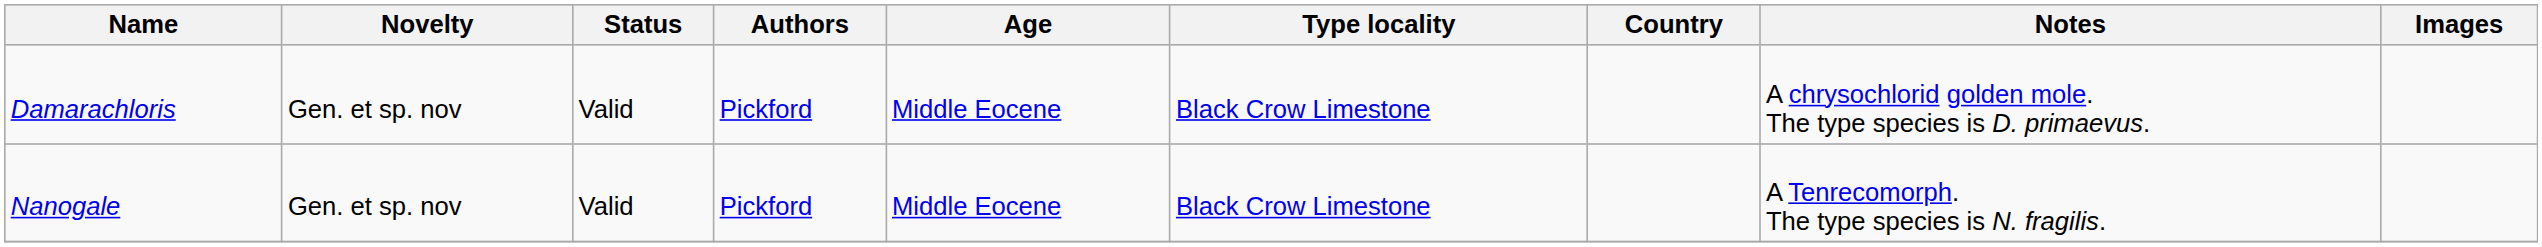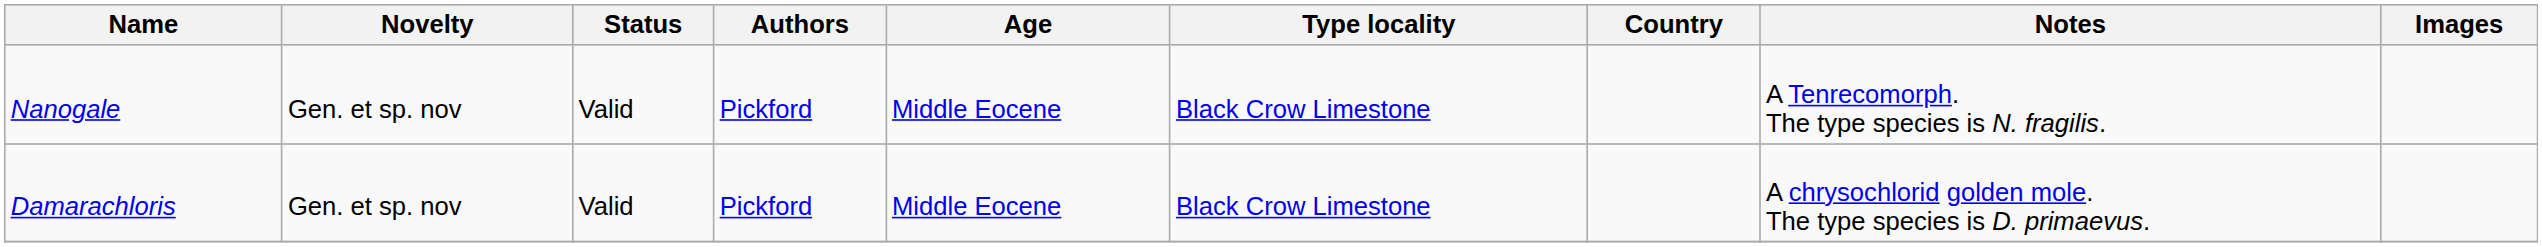rows swapped: (93, 108) <-> (66, 206)
